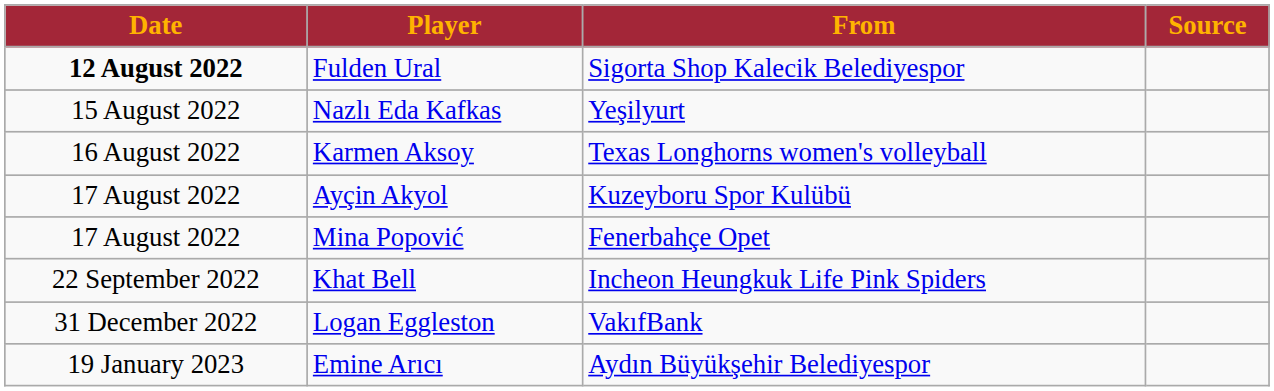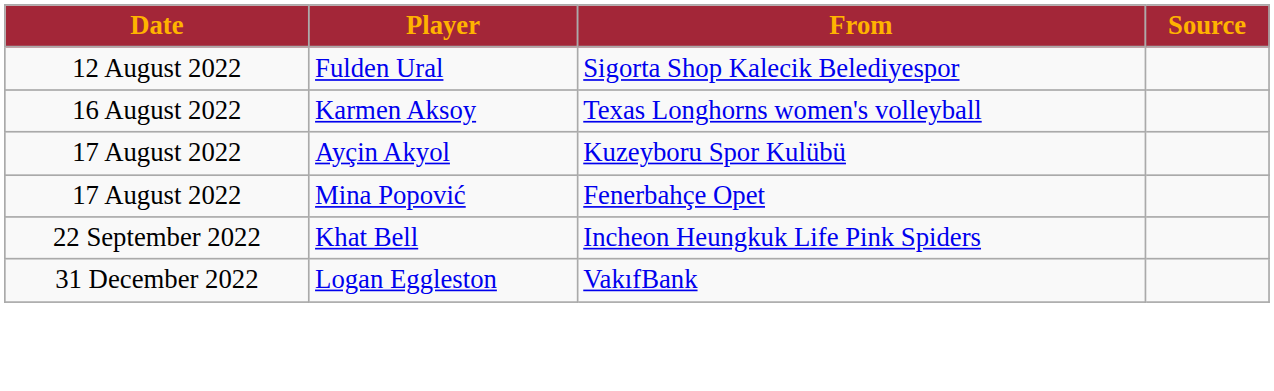(156, 68) bold -> (157, 68) normal
- row: (407, 110)
- row: (378, 364)
